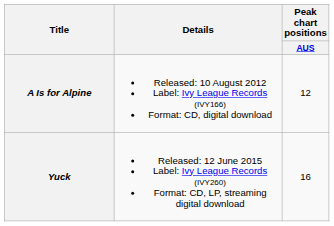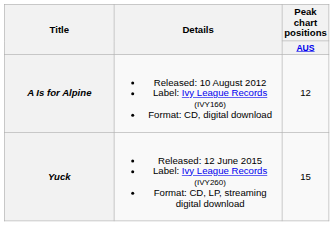(305, 176) 16 -> (305, 176) 15
